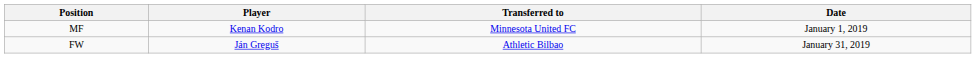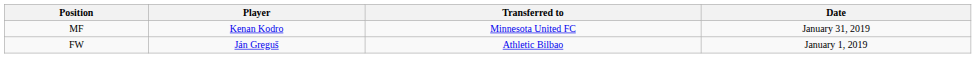(836, 29) January 1, 2019 -> (836, 29) January 31, 2019
(836, 45) January 31, 2019 -> (836, 45) January 1, 2019
